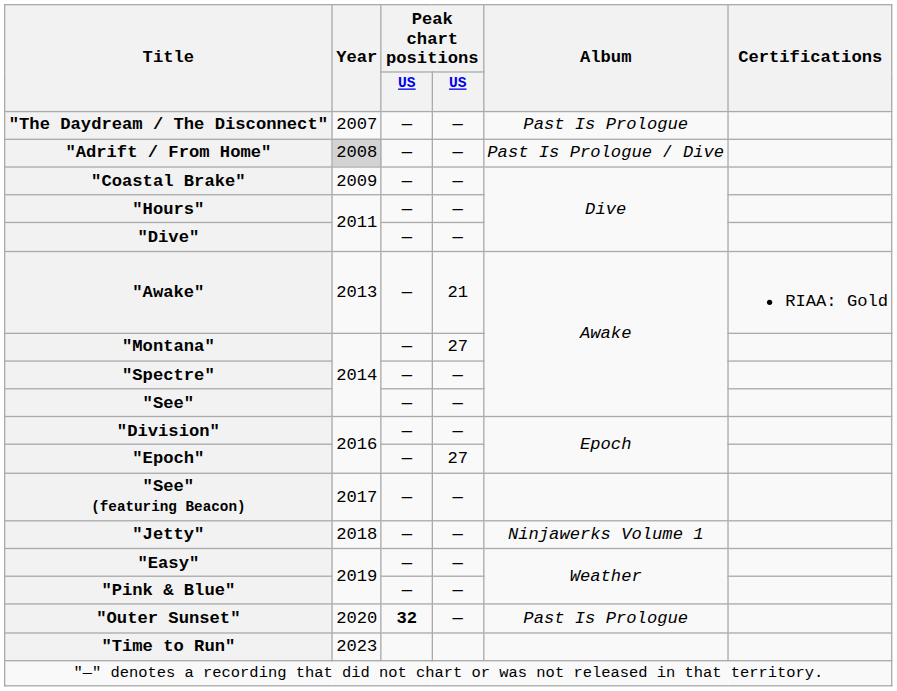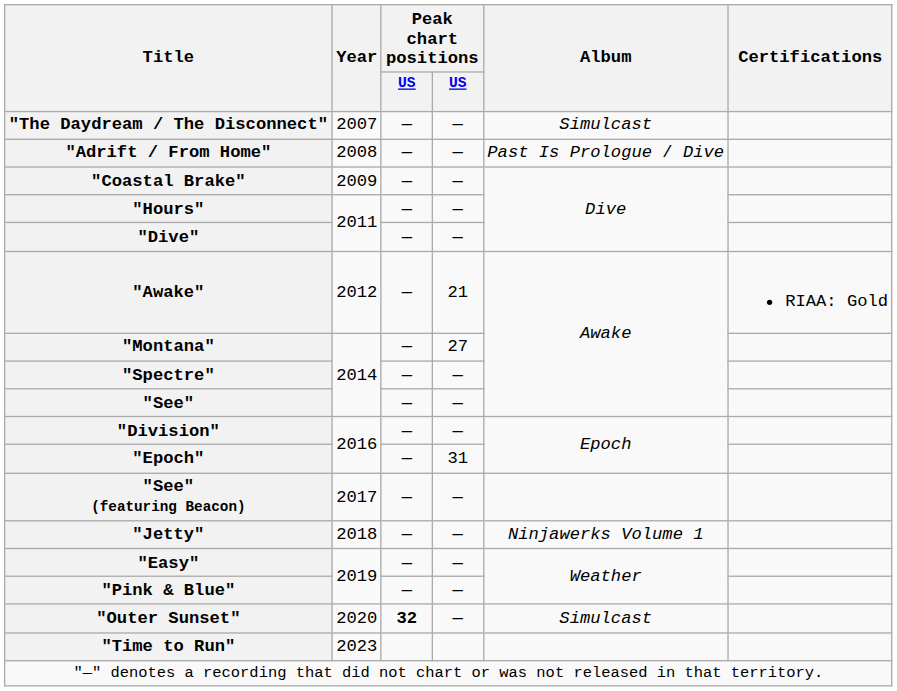(606, 125) Past Is Prologue -> (606, 125) Simulcast
(357, 153) lightgrey background -> (357, 153) no background
(357, 292) 2013 -> (357, 292) 2012
(458, 459) 27 -> (458, 459) 31
(606, 618) Past Is Prologue -> (606, 618) Simulcast
